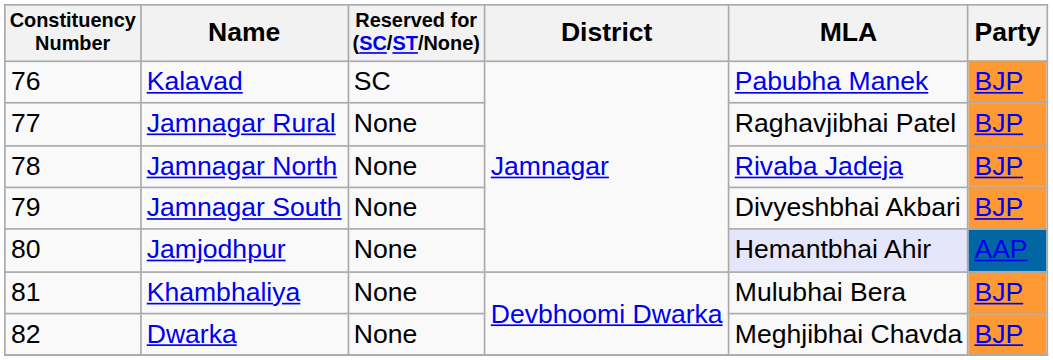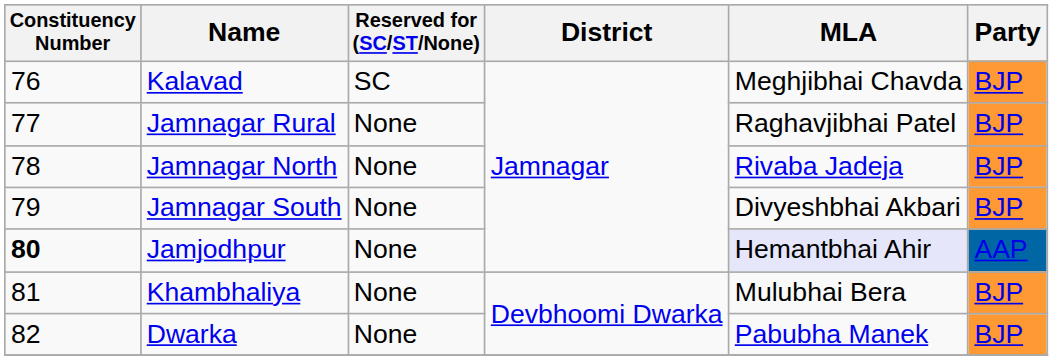(832, 81) Pabubha Manek -> (848, 81) Meghjibhai Chavda
(26, 250) normal -> (26, 250) bold
(848, 334) Meghjibhai Chavda -> (832, 334) Pabubha Manek
